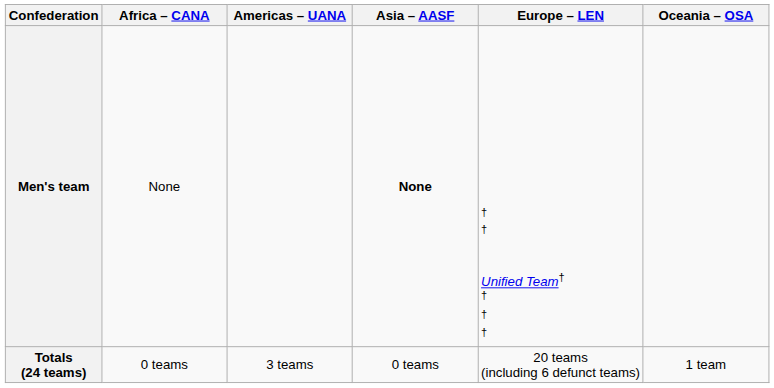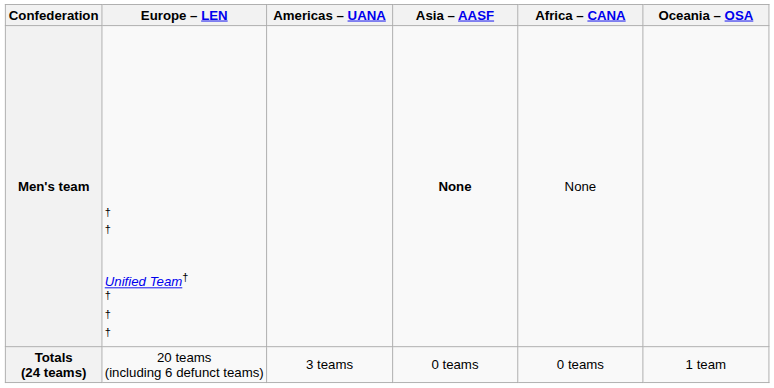columns swapped: (164, 15) <-> (561, 15)
